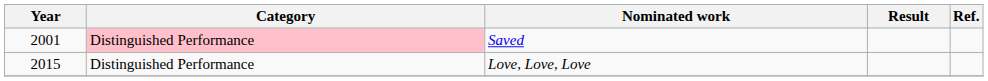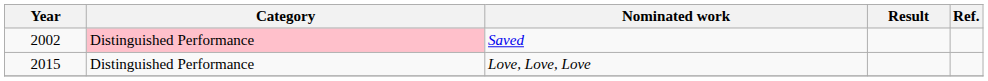(46, 40) 2001 -> (46, 40) 2002
